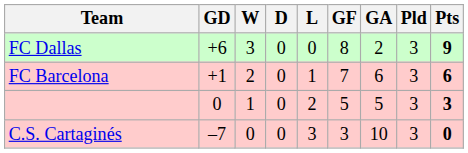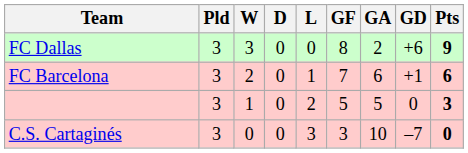columns swapped: (414, 18) <-> (217, 18)
